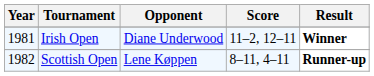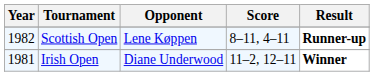rows swapped: (70, 38) <-> (79, 60)
